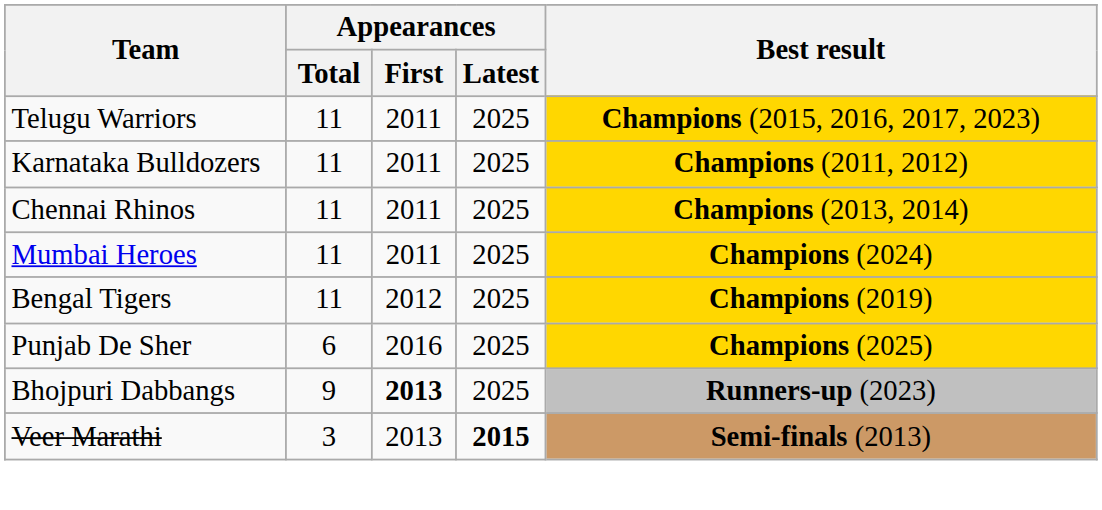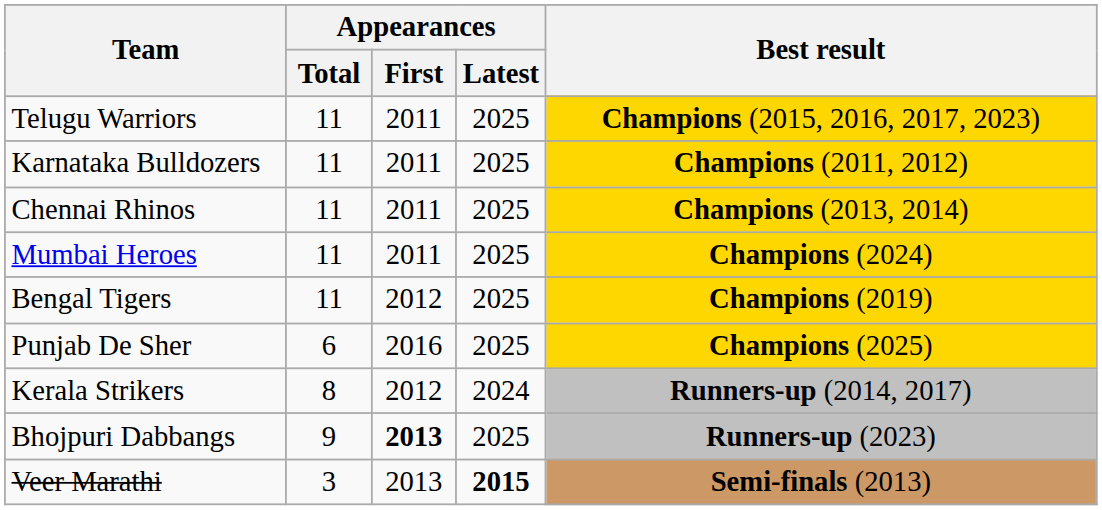+ row: (98, 390)
